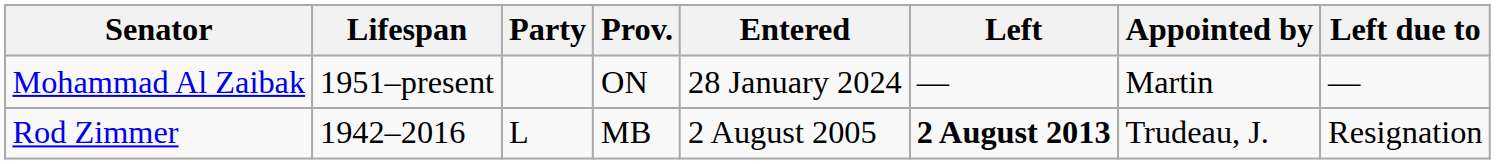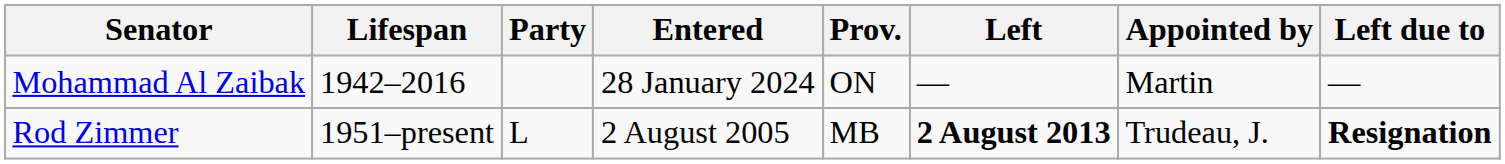columns swapped: (637, 30) <-> (795, 30)
(407, 81) 1951–present -> (393, 81) 1942–2016
(393, 132) 1942–2016 -> (407, 132) 1951–present
(1405, 132) normal -> (1410, 132) bold
